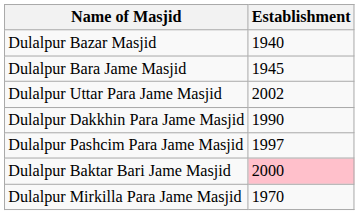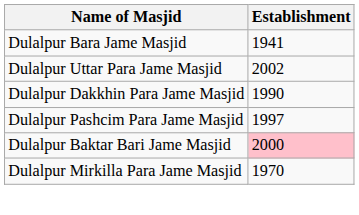- row: (82, 42)
(268, 68) 1945 -> (268, 42) 1941
